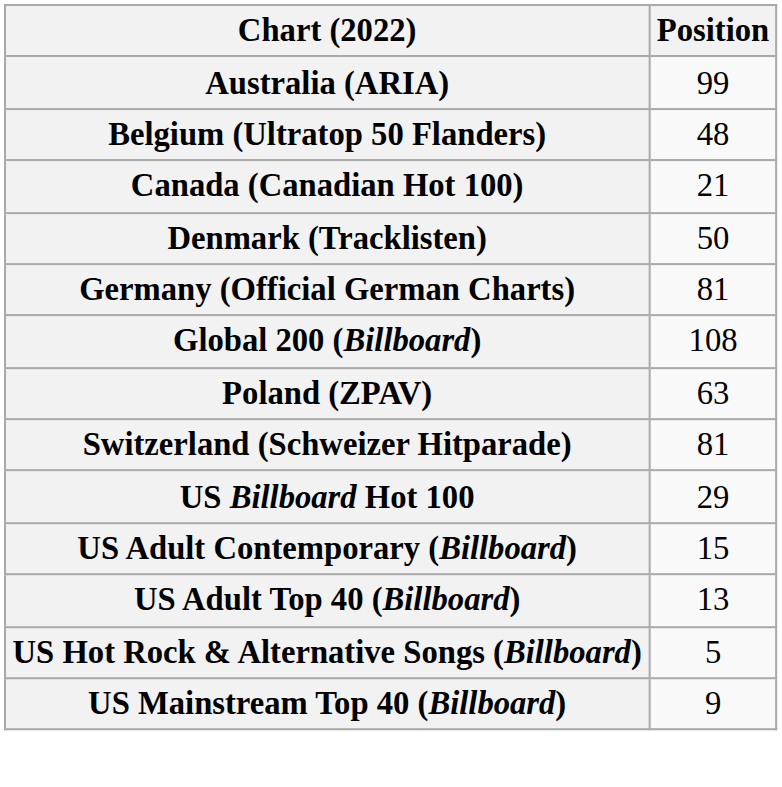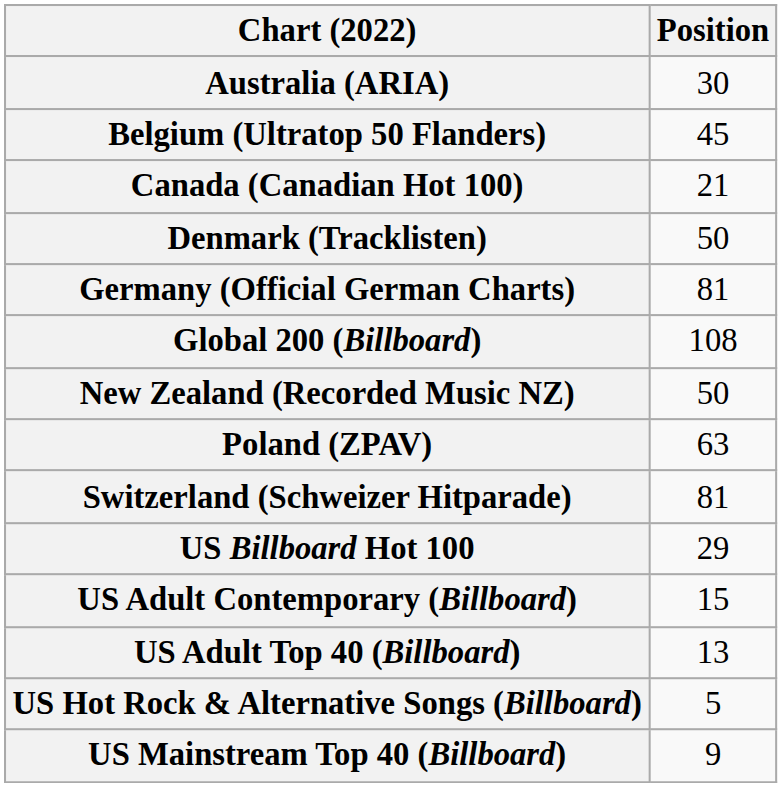(713, 82) 99 -> (713, 82) 30
(713, 133) 48 -> (713, 133) 45
+ row: (327, 392)
